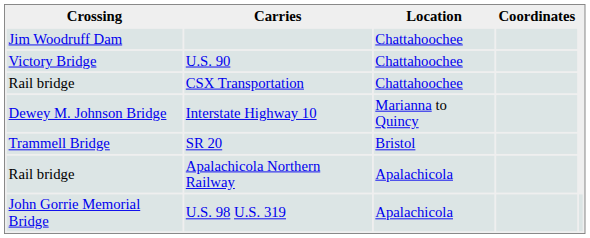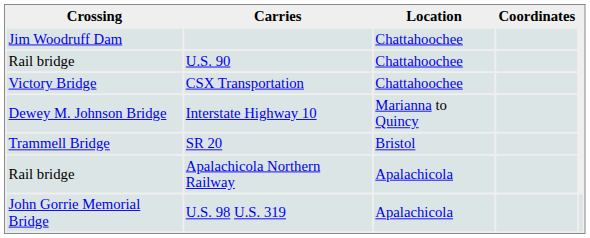(53, 61) Victory Bridge -> (42, 61) Rail bridge
(42, 83) Rail bridge -> (53, 83) Victory Bridge
